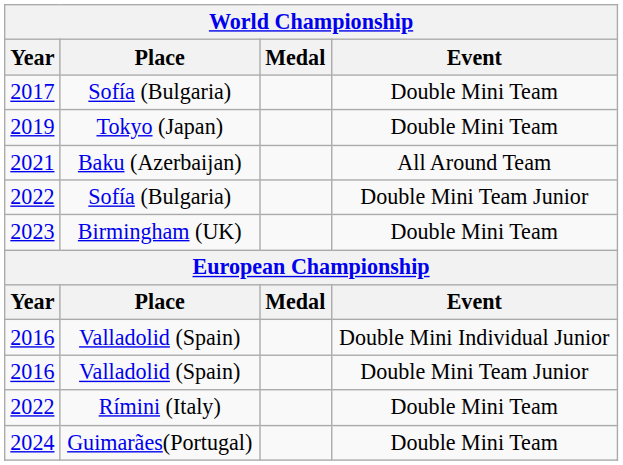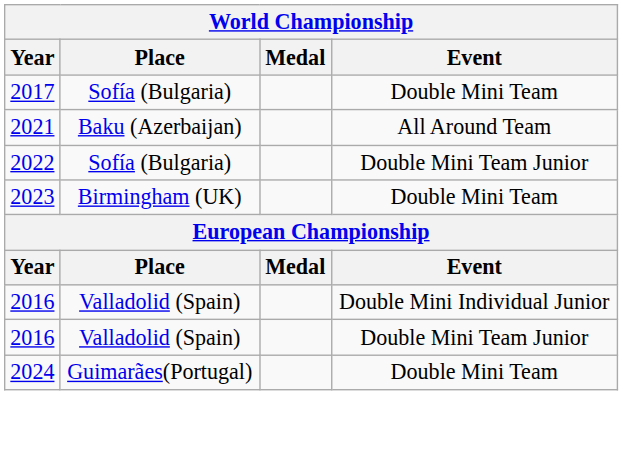- row: (32, 127)
- row: (32, 407)
